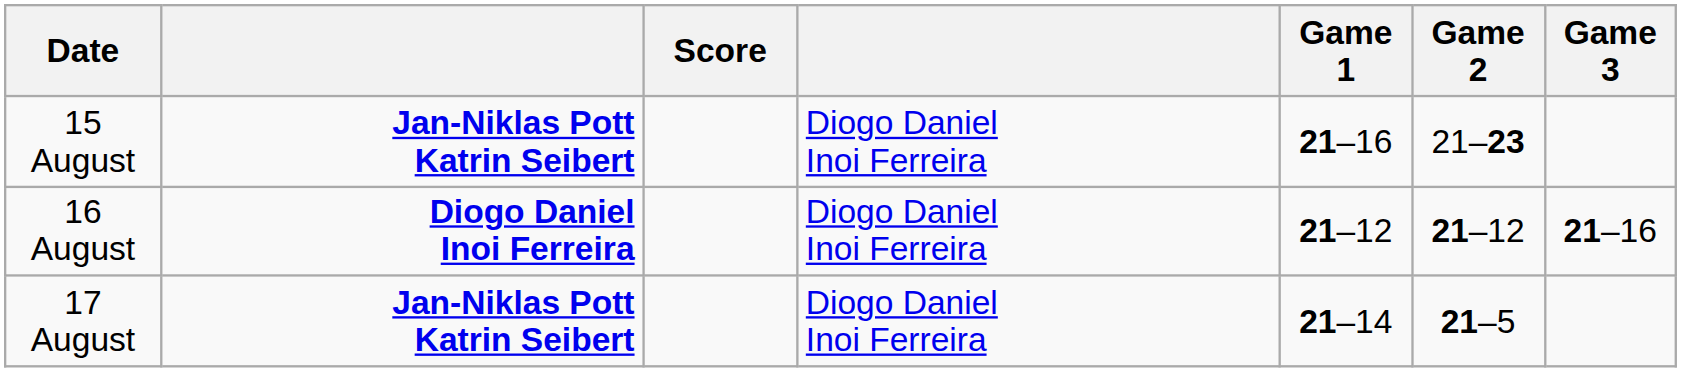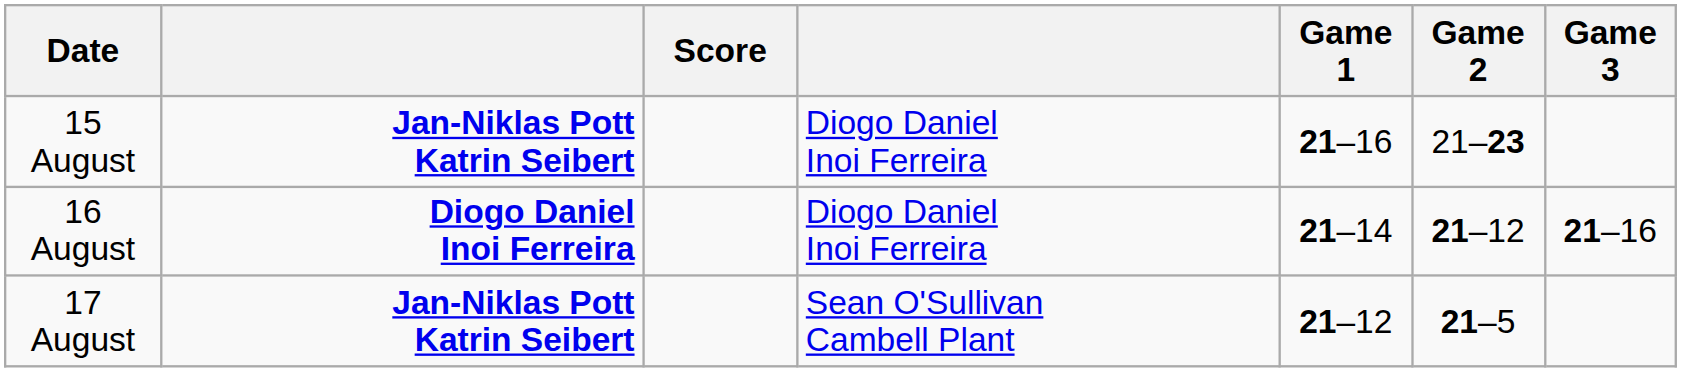(1346, 231) 21–12 -> (1346, 231) 21–14
(902, 322) Diogo Daniel Inoi Ferreira -> (925, 322) Sean O'Sullivan Cambell Plant
(1346, 322) 21–14 -> (1346, 322) 21–12
